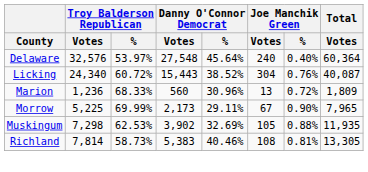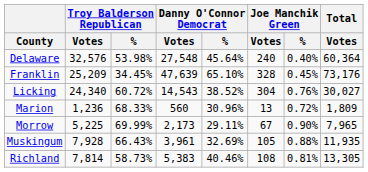(134, 58) 53.97% -> (134, 58) 53.98%
+ row: (35, 75)
(179, 75) 15,443 -> (179, 92) 14,543
(342, 75) 40,087 -> (342, 92) 30,027
(88, 125) 7,298 -> (88, 142) 7,928
(134, 125) 62.53% -> (134, 142) 66.43%
(179, 125) 3,902 -> (179, 142) 3,961
